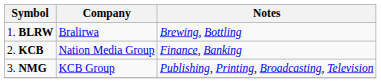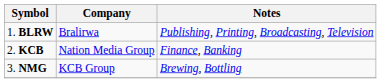(201, 31) Brewing, Bottling -> (267, 31) Publishing, Printing, Broadcasting, Television
(267, 68) Publishing, Printing, Broadcasting, Television -> (201, 68) Brewing, Bottling
